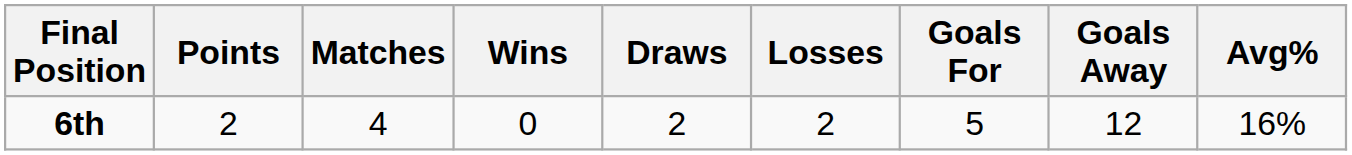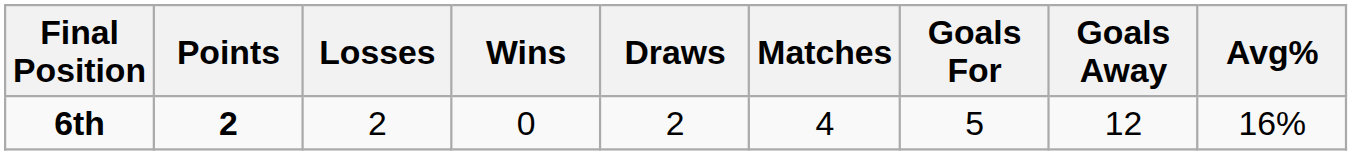columns swapped: (378, 51) <-> (826, 51)
(228, 123) normal -> (228, 123) bold
